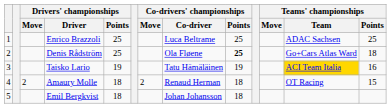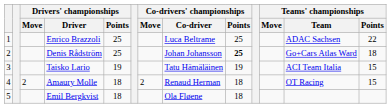(372, 39) 25 -> (372, 39) 22
(183, 53) Ola Fløene -> (193, 53) Johan Johansson
(313, 67) gold background -> (313, 67) no background
(372, 67) 16 -> (372, 67) 15
(193, 95) Johan Johansson -> (183, 95) Ola Fløene
